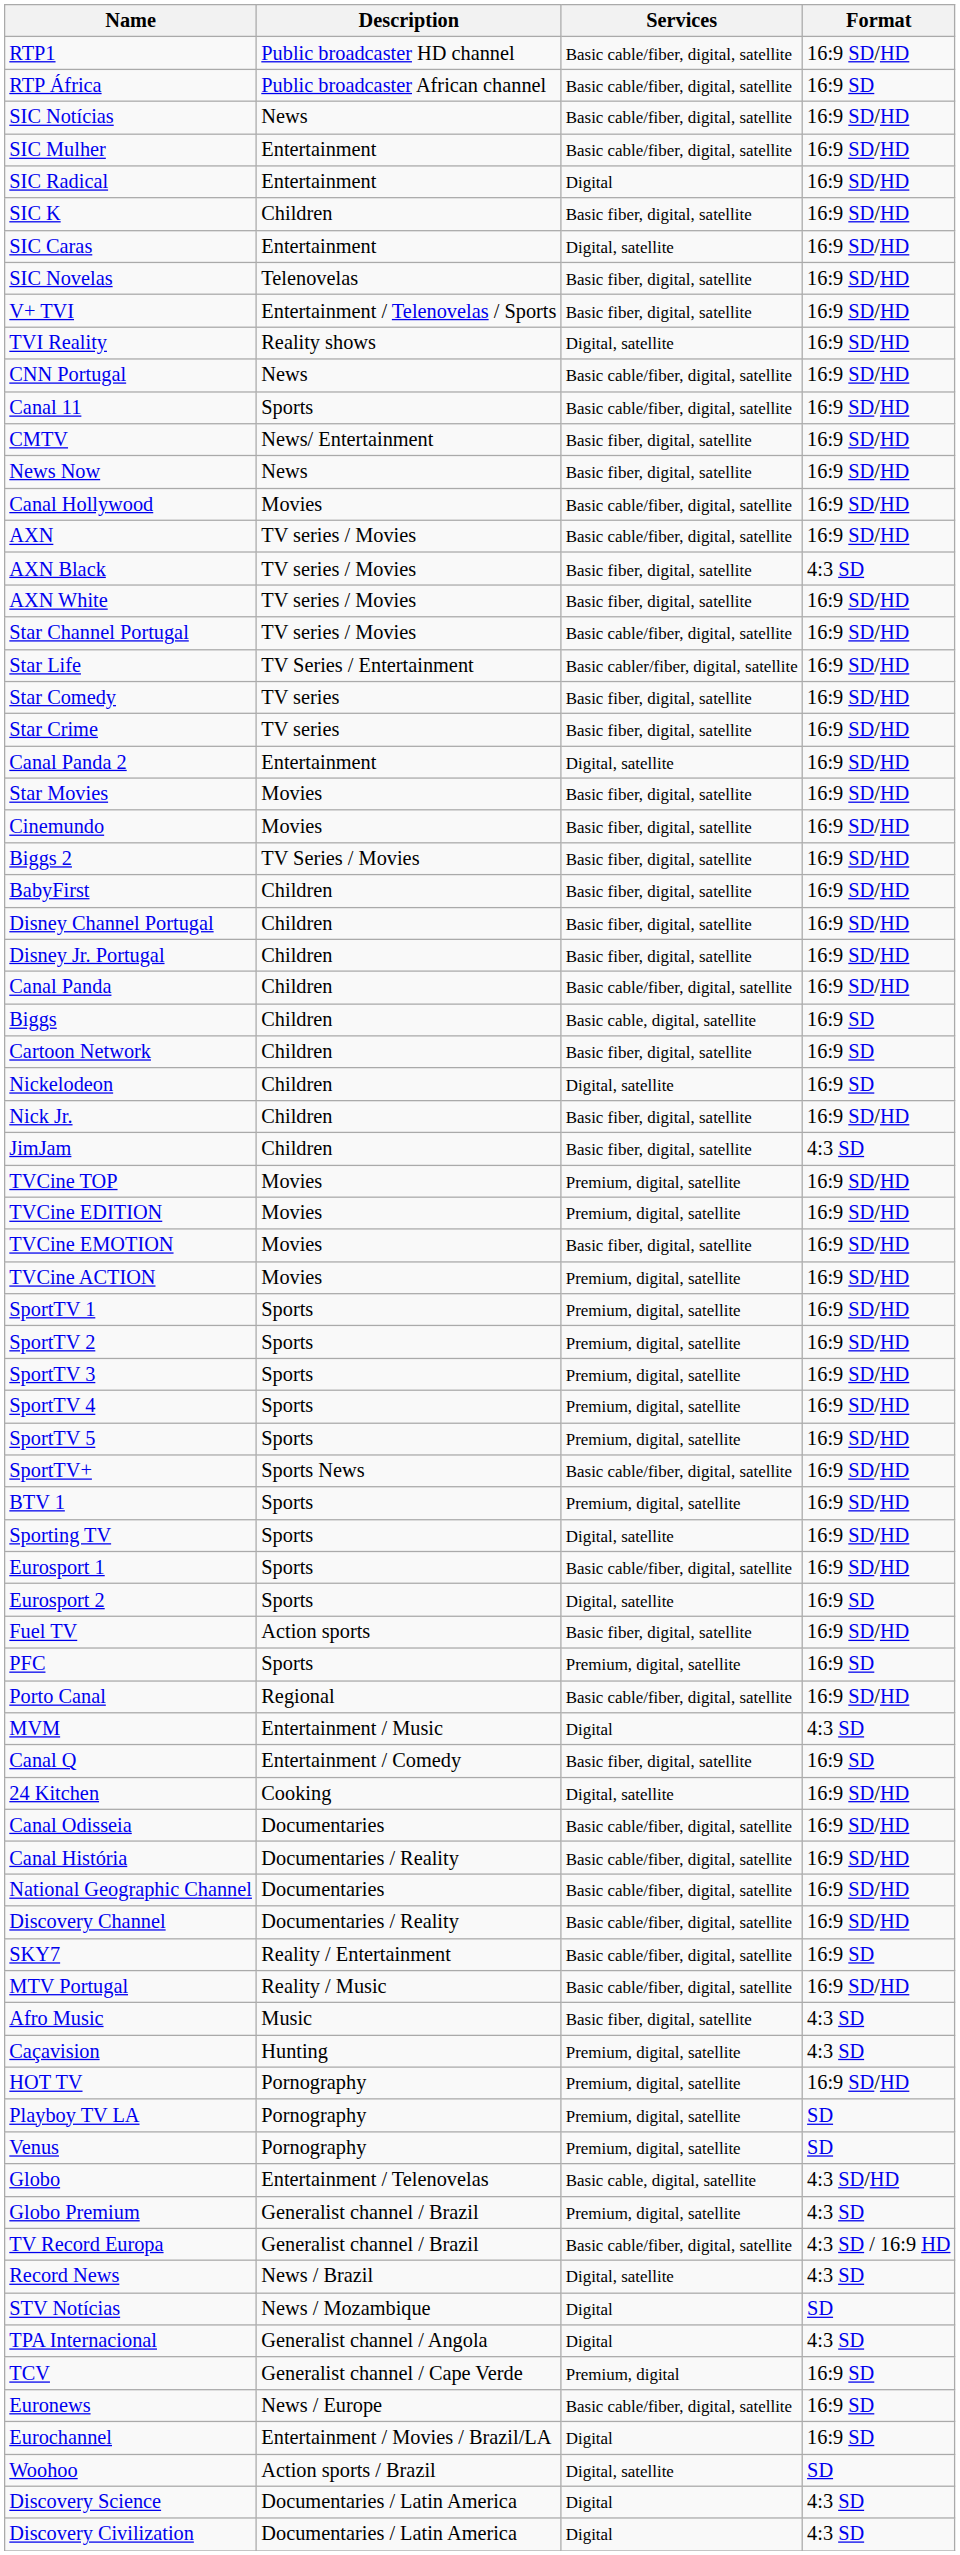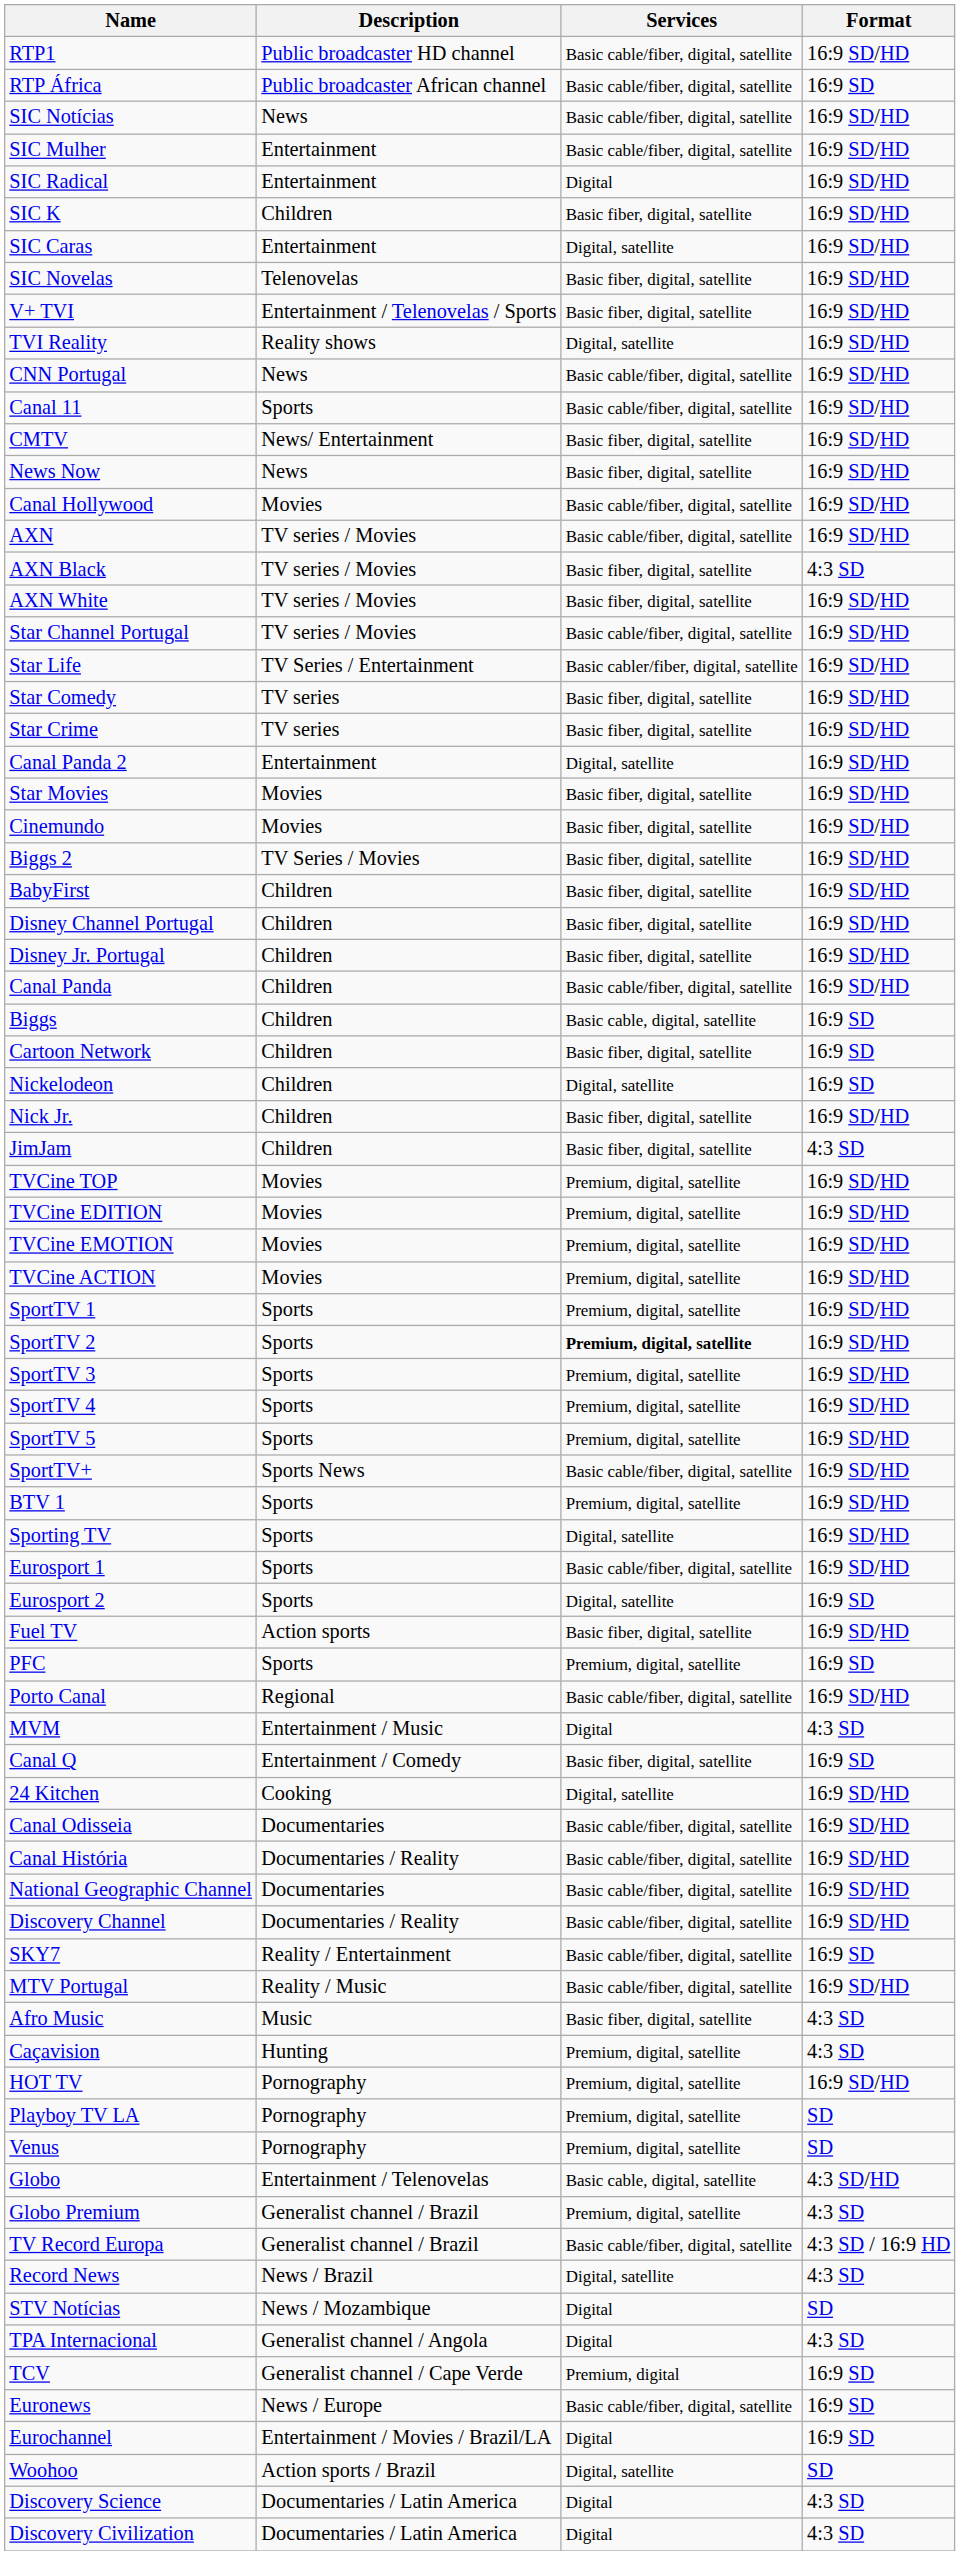(659, 1246) Basic fiber, digital, satellite -> (653, 1246) Premium, digital, satellite
(653, 1343) normal -> (659, 1341) bold
